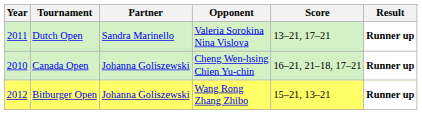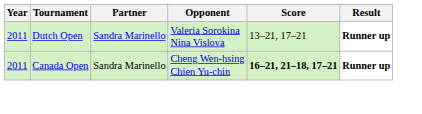(17, 66) 2010 -> (17, 66) 2011
(146, 66) Johanna Goliszewski -> (129, 66) Sandra Marinello
(317, 66) normal -> (293, 66) bold
- row: (65, 95)
